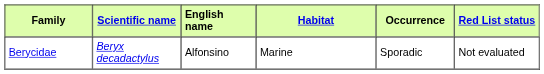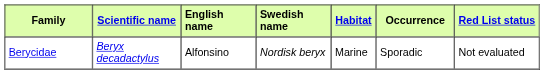+ column: (282, 20)
